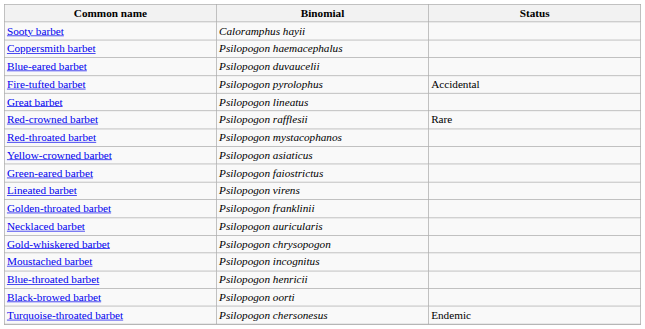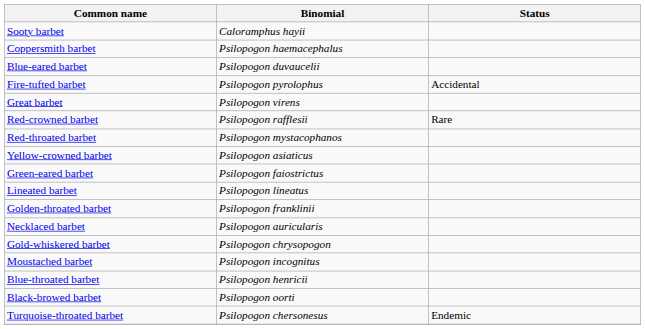(264, 102) Psilopogon lineatus -> (259, 102) Psilopogon virens
(259, 191) Psilopogon virens -> (264, 191) Psilopogon lineatus
